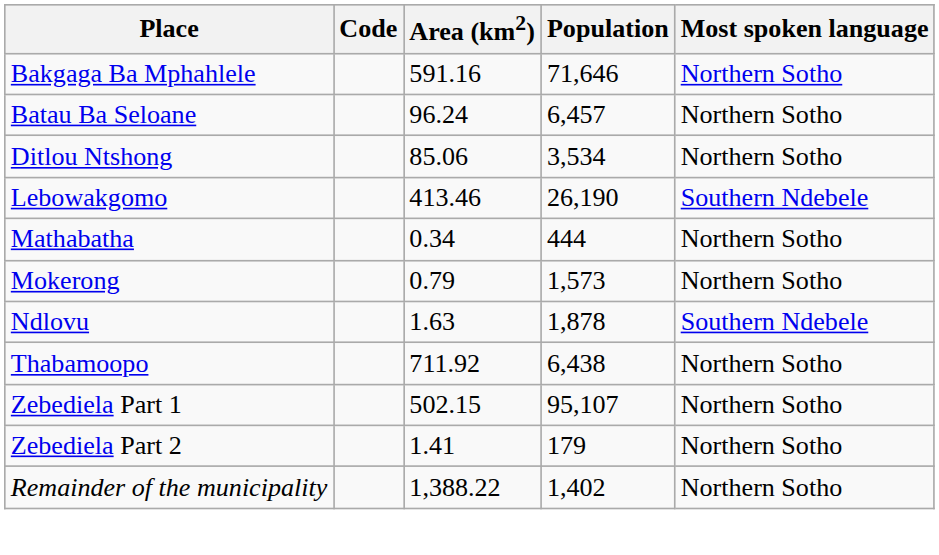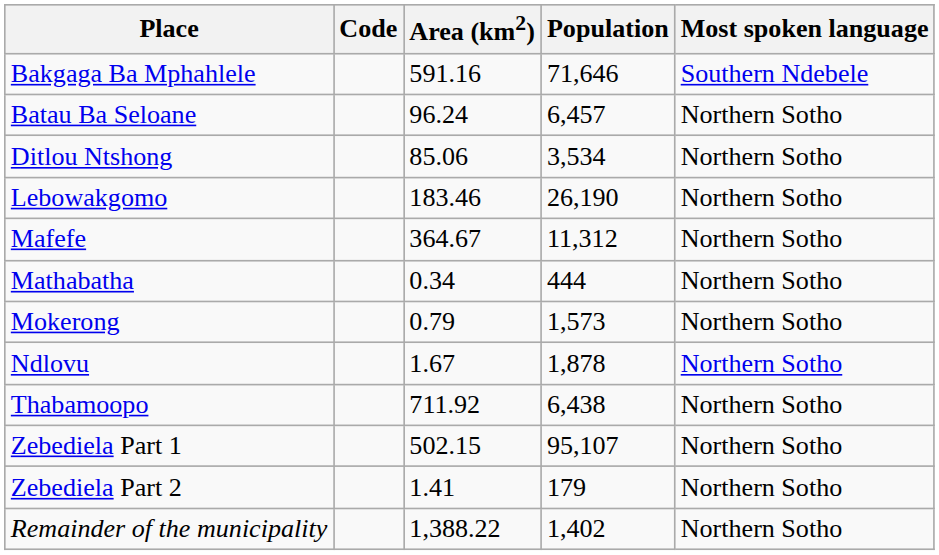(761, 73) Northern Sotho -> (774, 73) Southern Ndebele
(445, 197) 413.46 -> (445, 197) 183.46
(774, 197) Southern Ndebele -> (761, 197) Northern Sotho
+ row: (48, 239)
(432, 321) 1.63 -> (432, 363) 1.67
(774, 321) Southern Ndebele -> (761, 363) Northern Sotho
